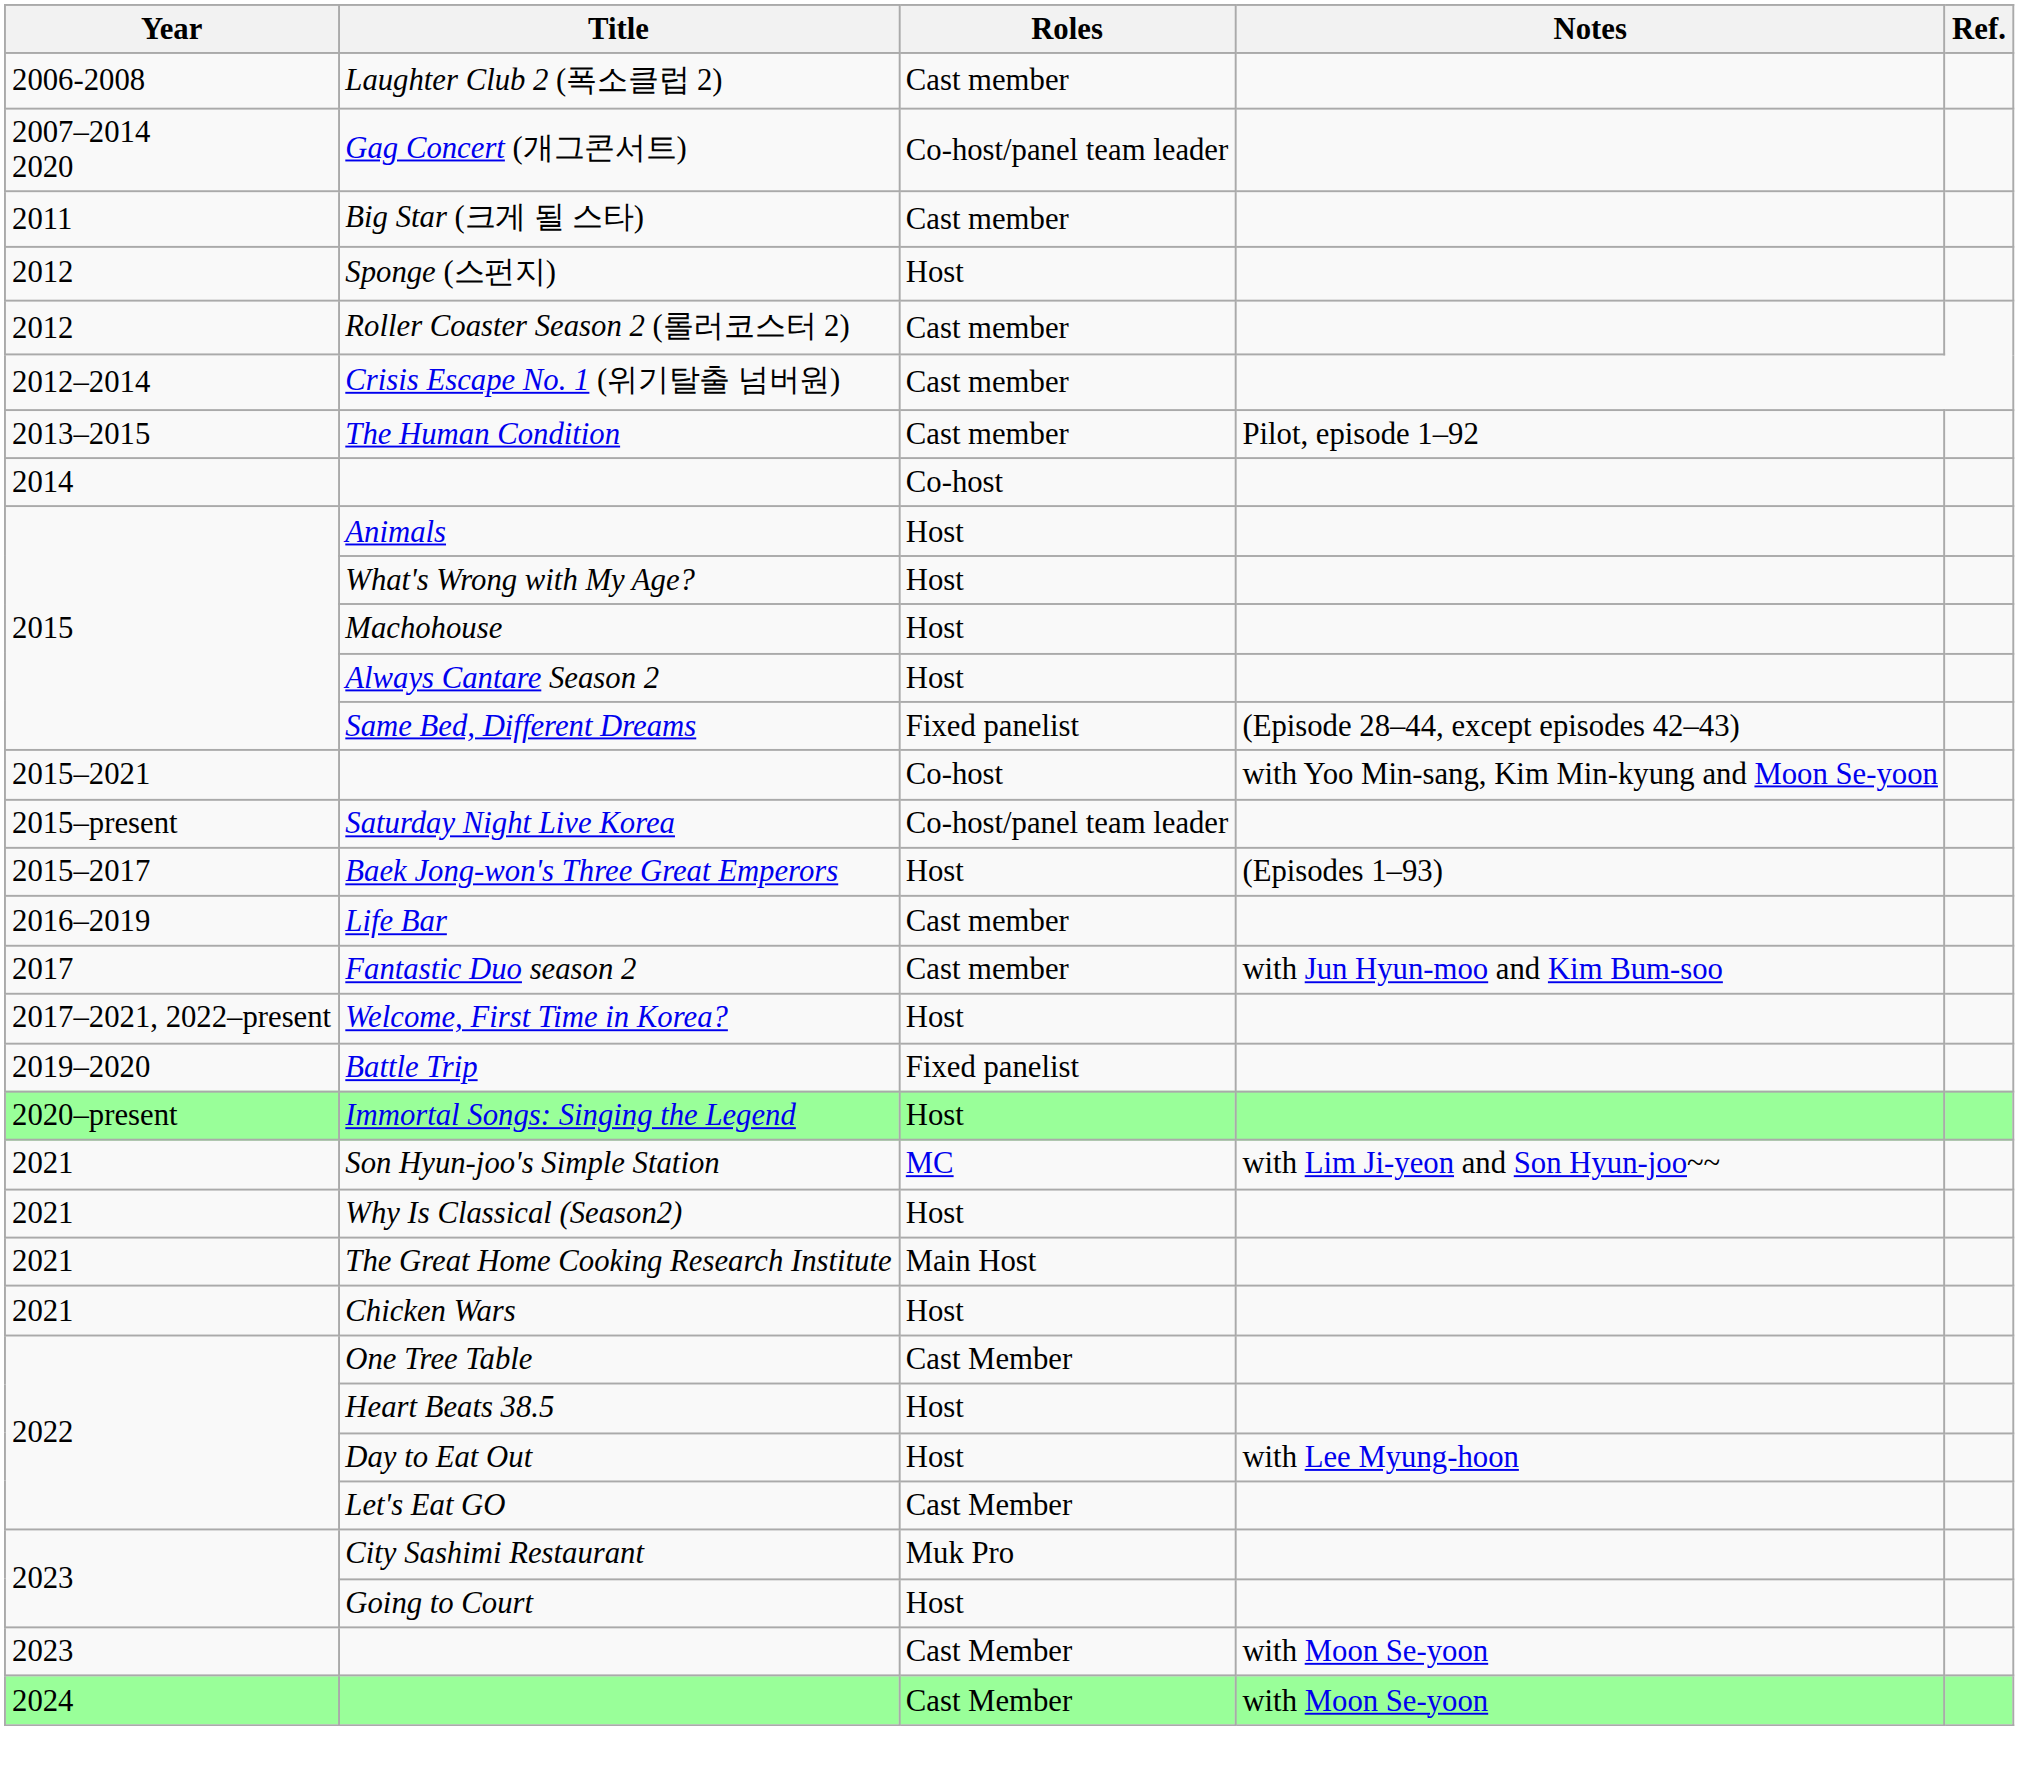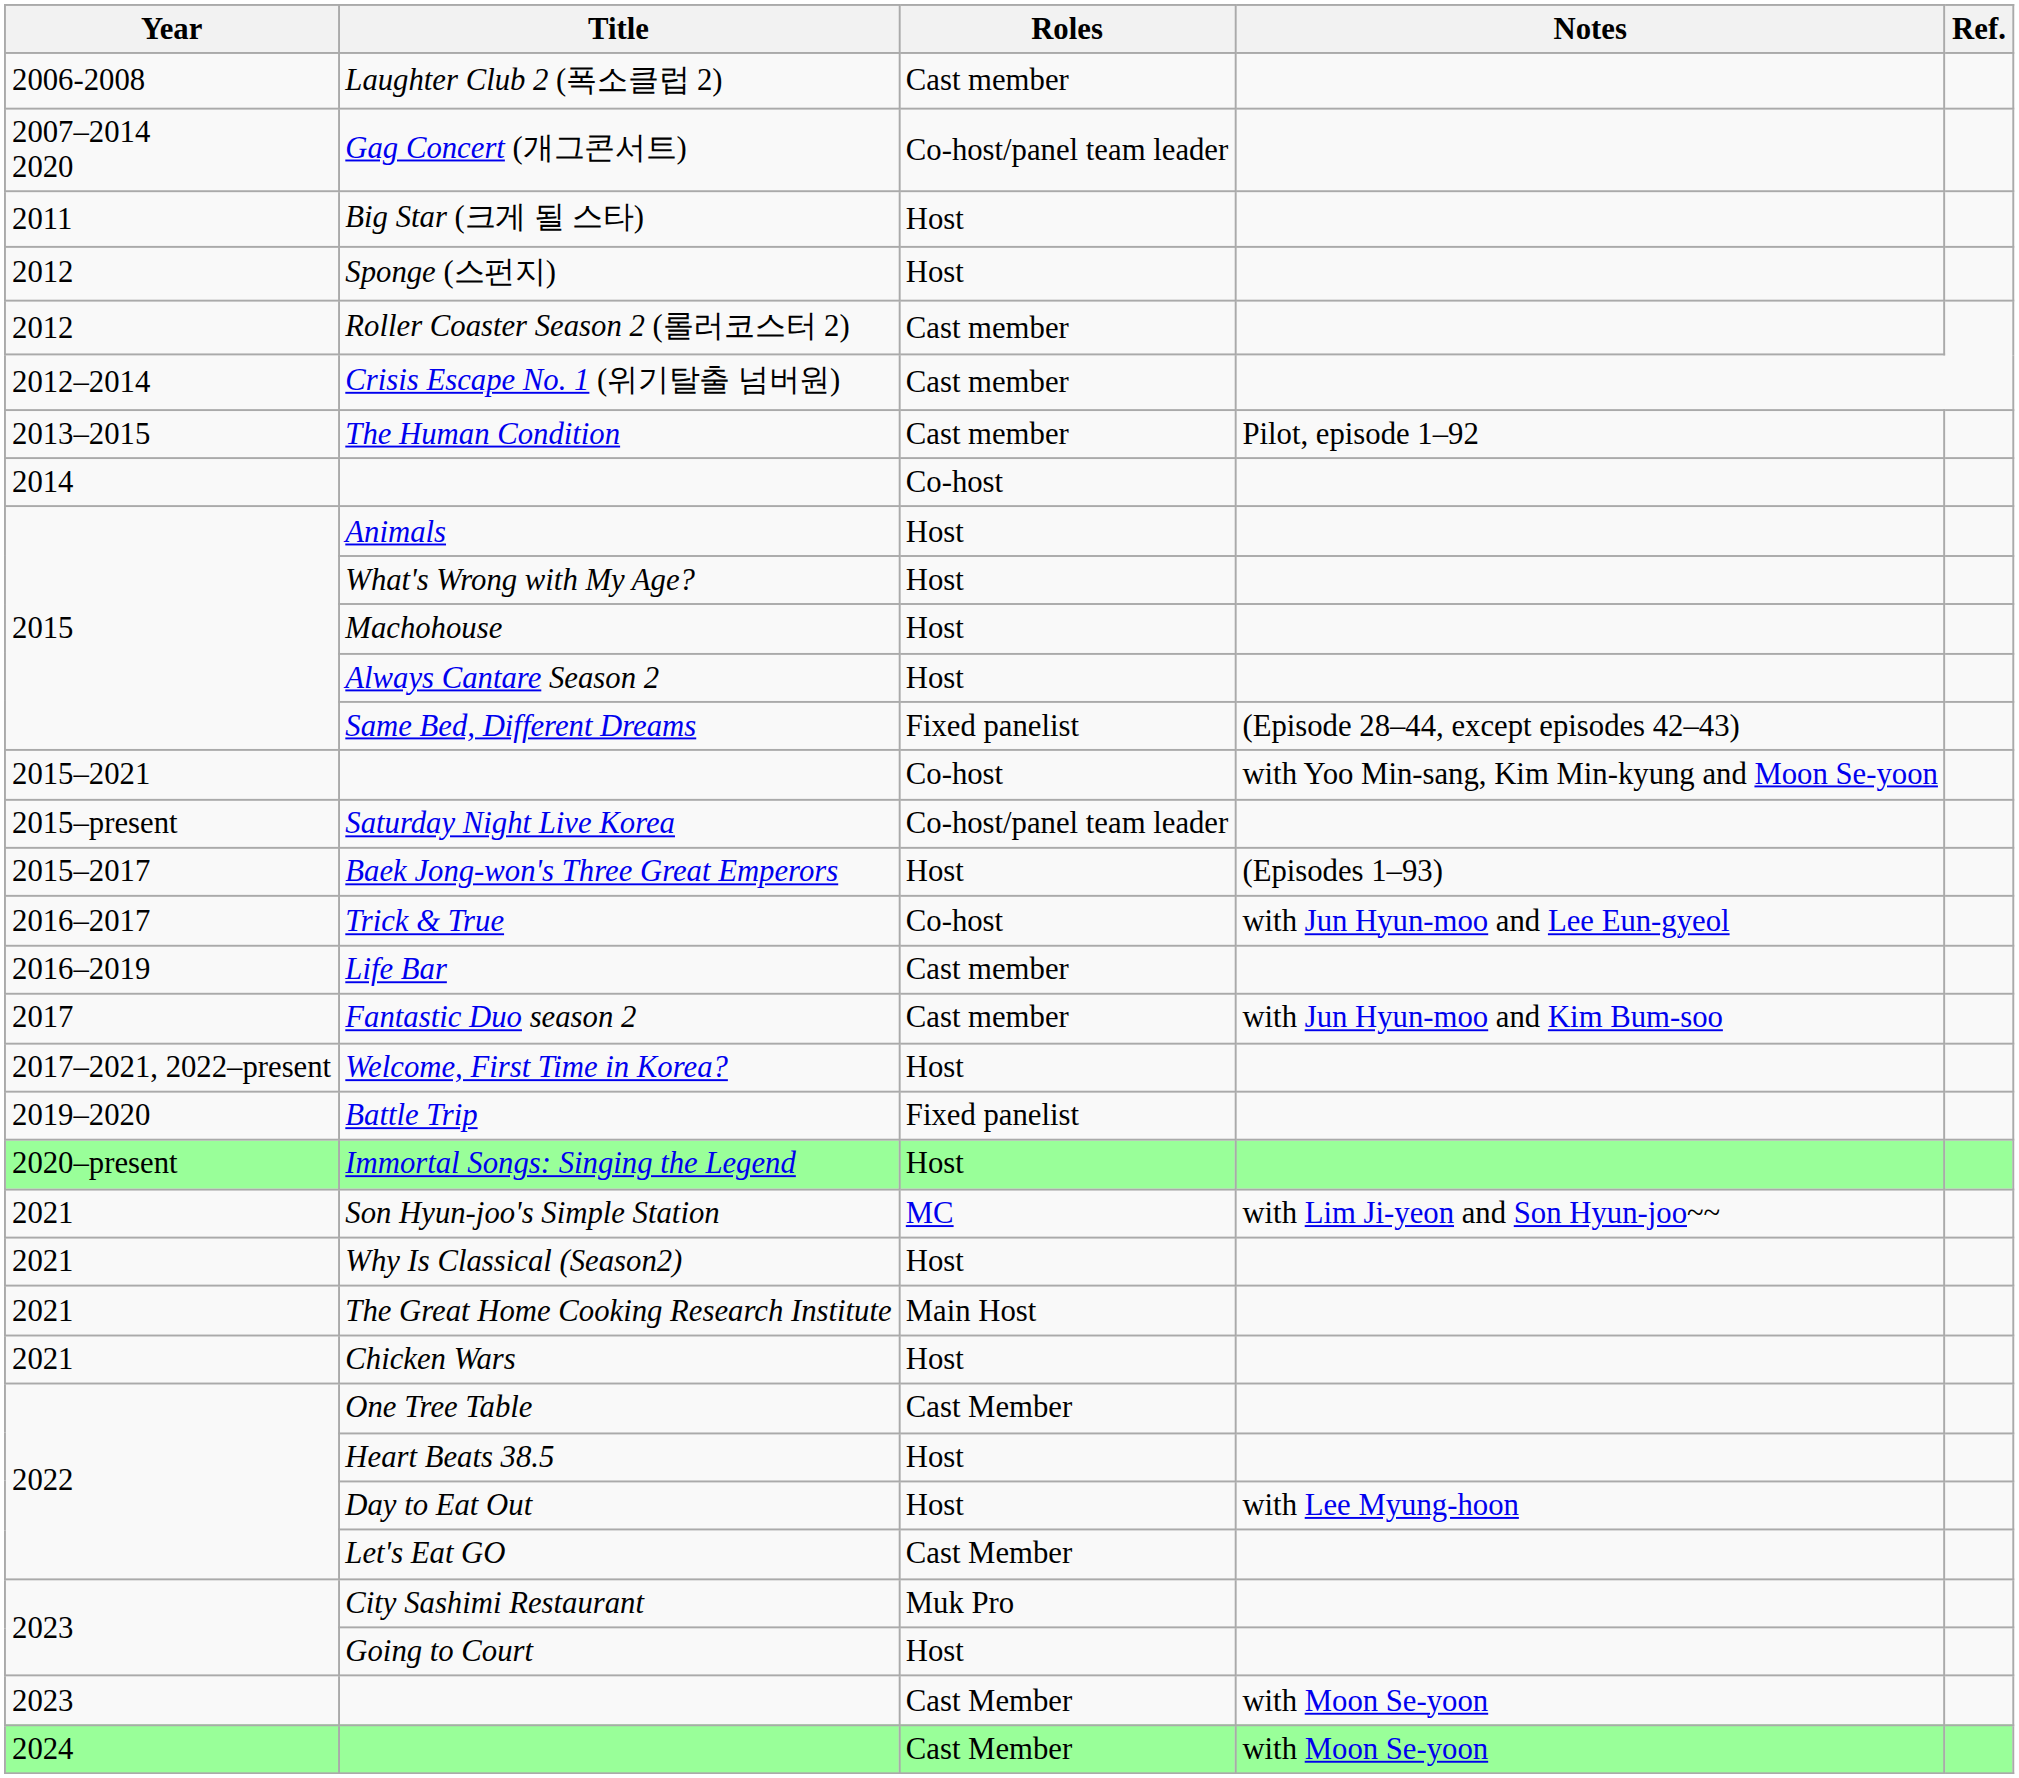(987, 218) Cast member -> (935, 218) Host
+ row: (81, 920)
